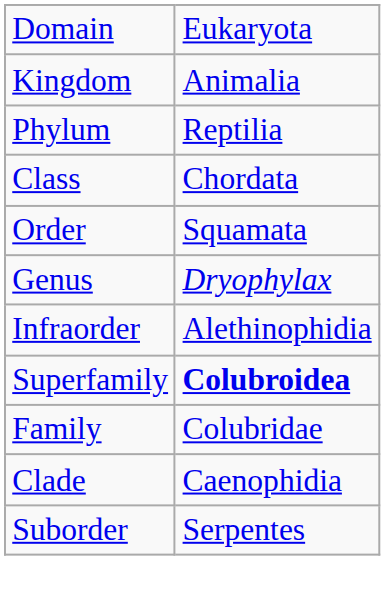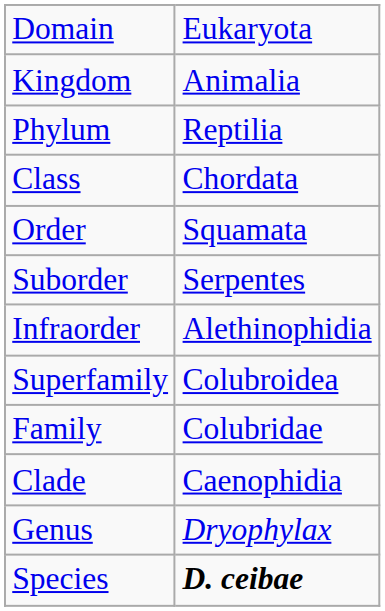rows swapped: (70, 529) <-> (53, 279)
(266, 379) bold -> (261, 379) normal
+ row: (60, 579)
